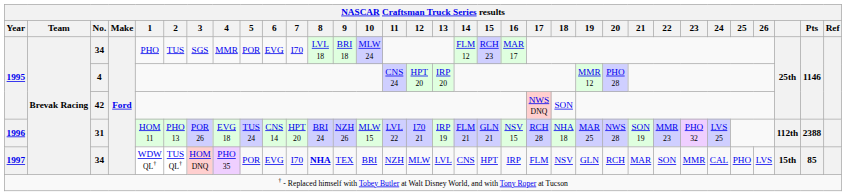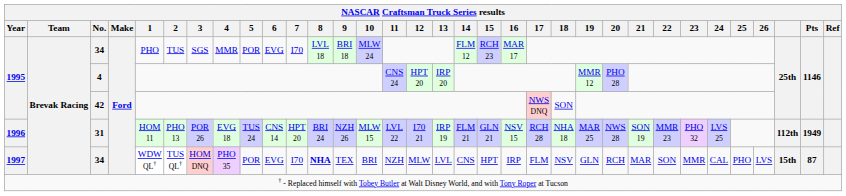(812, 132) 2388 -> (812, 132) 1949
(812, 160) 85 -> (812, 160) 87
